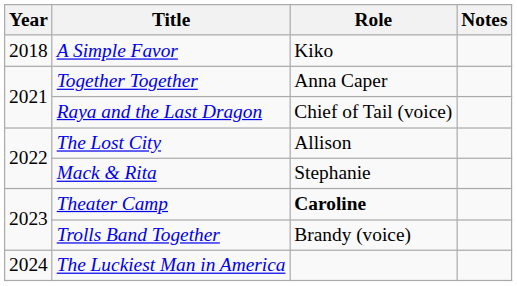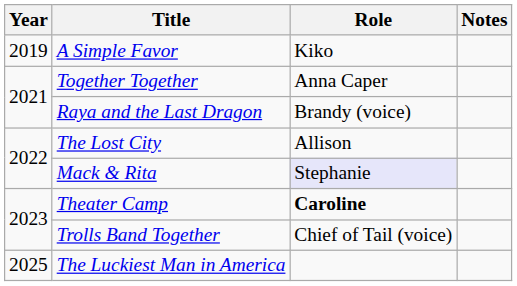(28, 50) 2018 -> (28, 50) 2019
(373, 111) Chief of Tail (voice) -> (353, 111) Brandy (voice)
(333, 173) no background -> (333, 173) lavender background
(353, 234) Brandy (voice) -> (373, 234) Chief of Tail (voice)
(28, 265) 2024 -> (28, 265) 2025
